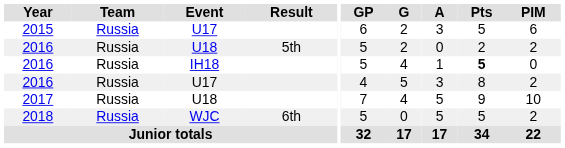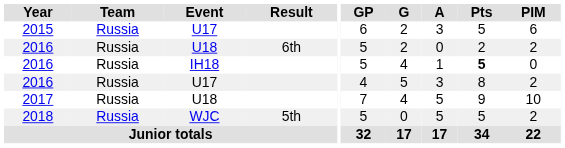(291, 47) 5th -> (291, 47) 6th
(291, 117) 6th -> (291, 117) 5th
